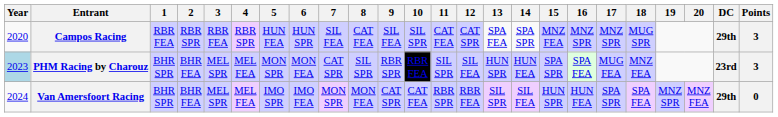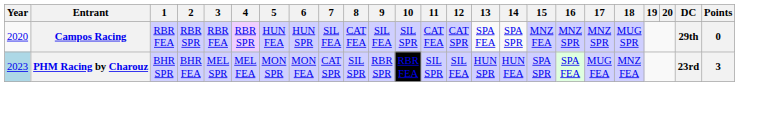(756, 36) 3 -> (718, 36) 0
- row: (91, 96)
